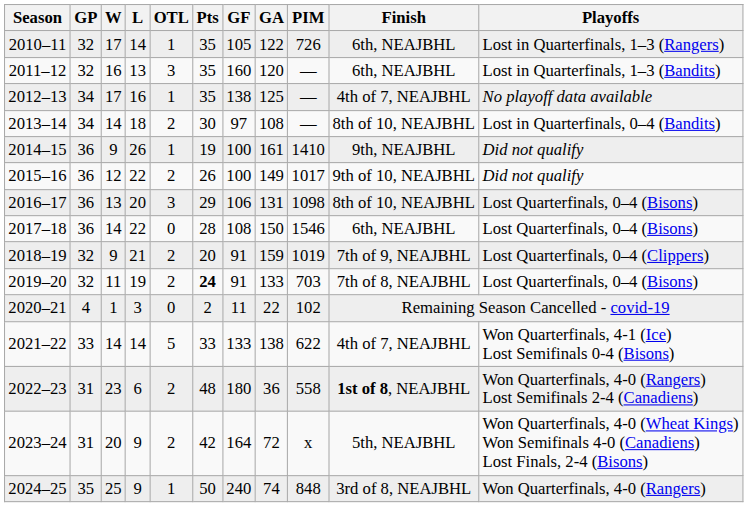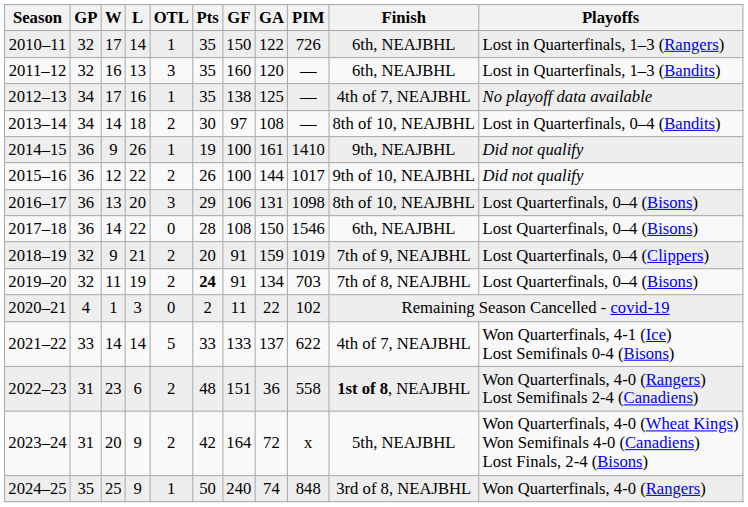(239, 44) 105 -> (239, 44) 150
(271, 176) 149 -> (271, 176) 144
(271, 281) 133 -> (271, 281) 134
(271, 343) 138 -> (271, 343) 137
(239, 388) 180 -> (239, 388) 151
